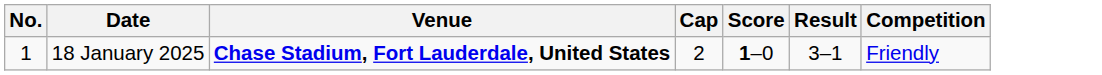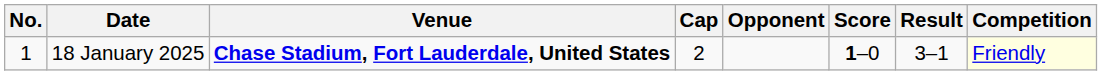+ column: (776, 20)
(903, 53) no background -> (1009, 53) lightyellow background
